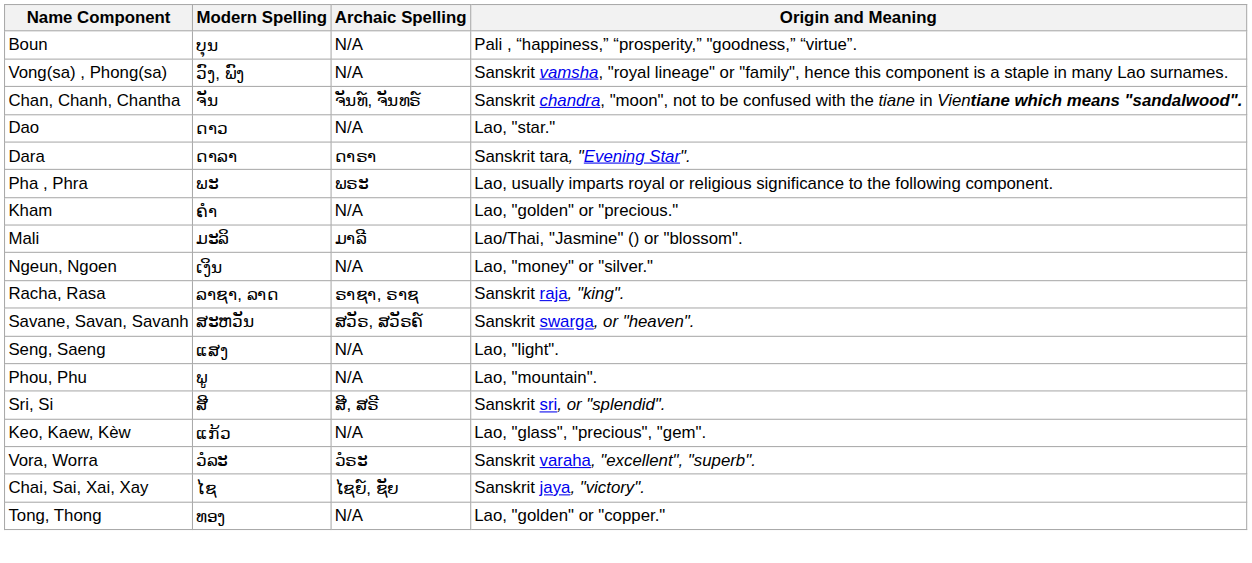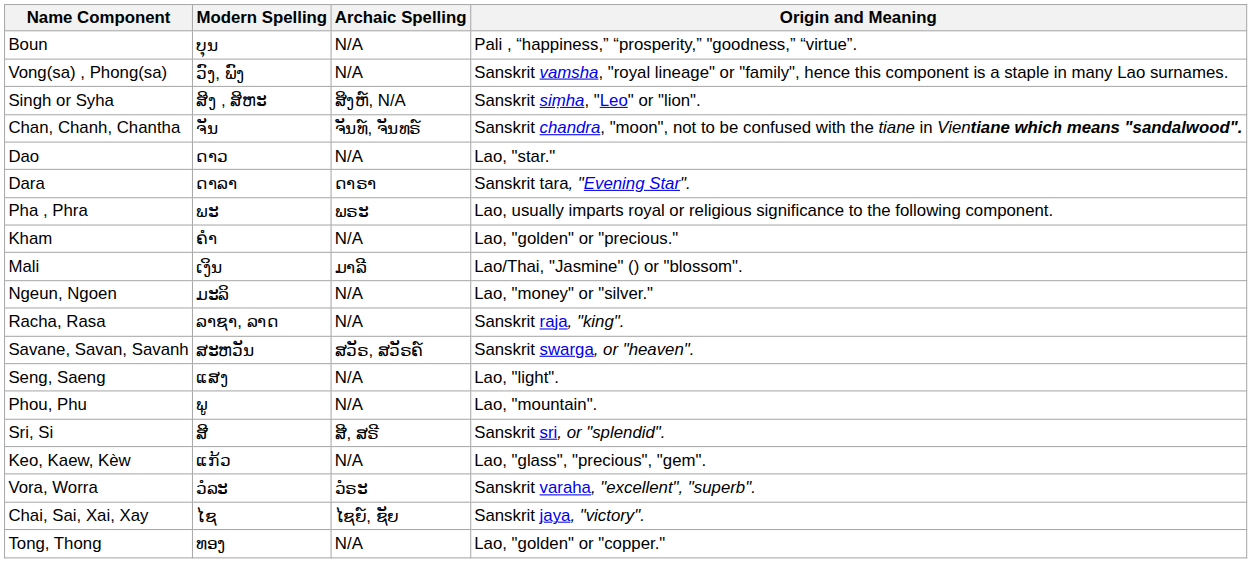+ row: (61, 100)
(213, 239) ມະລິ -> (210, 267) ເງິນ
(210, 267) ເງິນ -> (213, 294) ມະລິ
(377, 294) ຣາຊາ, ຣາຊ -> (349, 321) N/A
